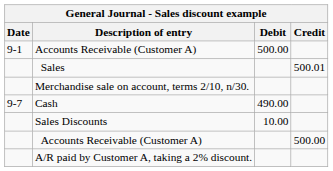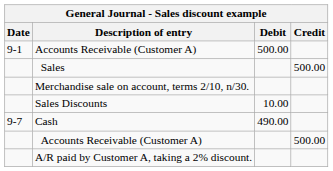(309, 67) 500.01 -> (309, 67) 500.00
rows swapped: (46, 103) <-> (71, 121)
